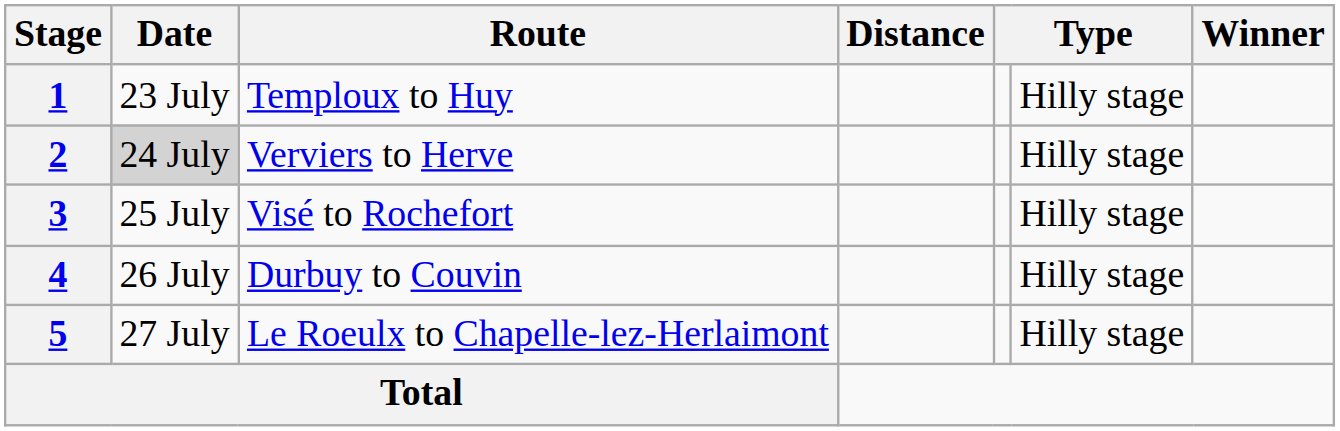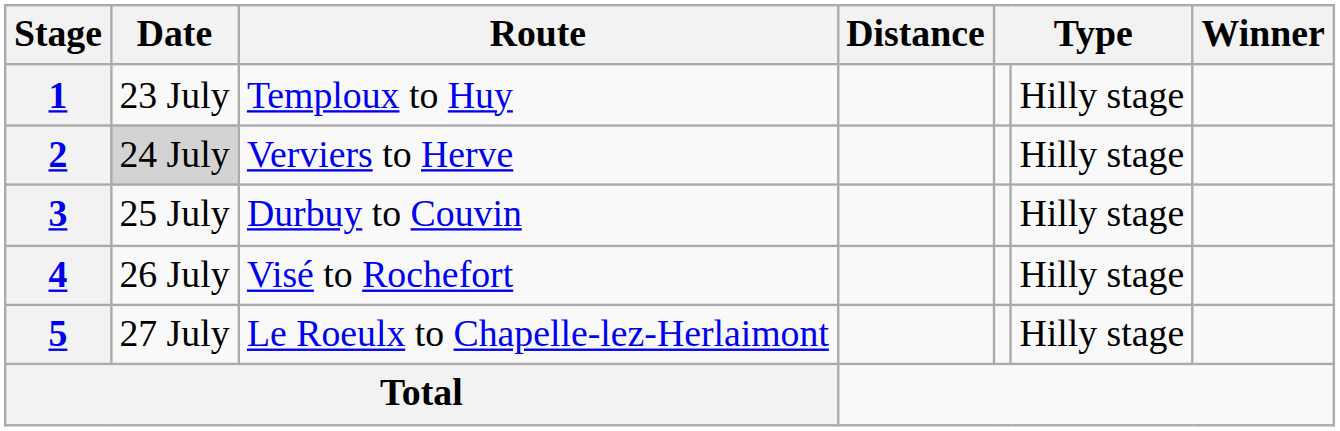(380, 214) Visé to Rochefort -> (384, 214) Durbuy to Couvin
(384, 273) Durbuy to Couvin -> (380, 273) Visé to Rochefort
